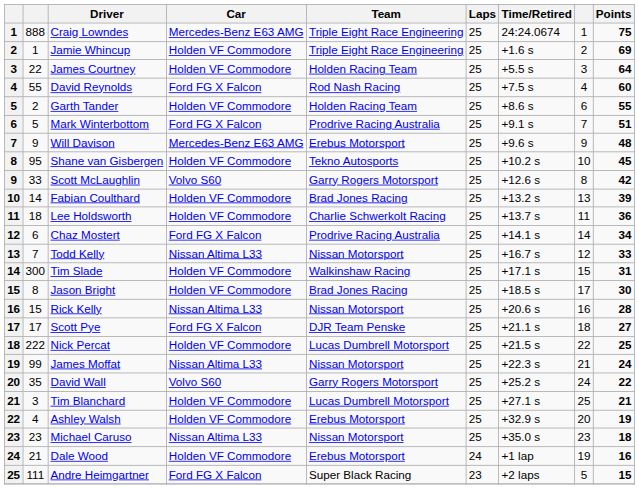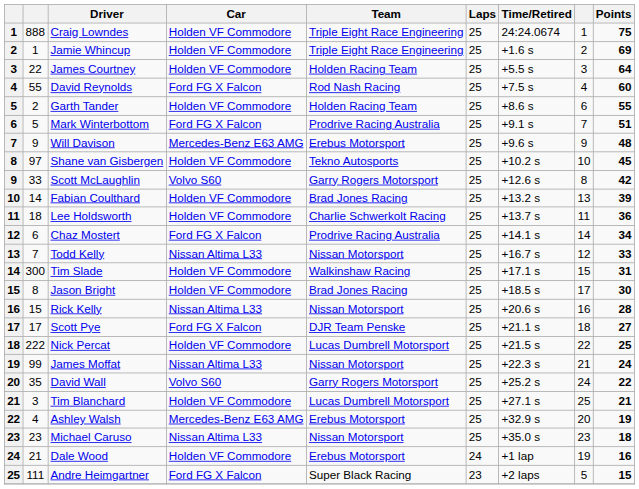(236, 32) Mercedes-Benz E63 AMG -> (230, 32) Holden VF Commodore
(35, 161) 95 -> (35, 161) 97
(230, 419) Holden VF Commodore -> (236, 419) Mercedes-Benz E63 AMG
